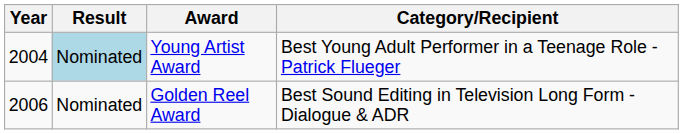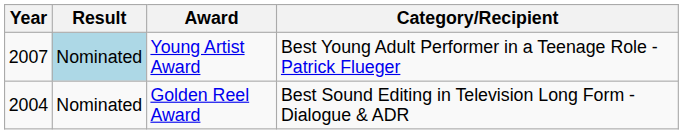(28, 56) 2004 -> (28, 56) 2007
(28, 104) 2006 -> (28, 104) 2004
